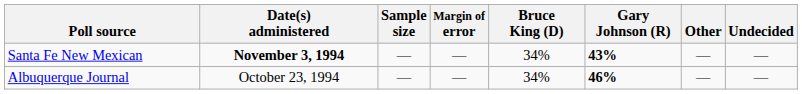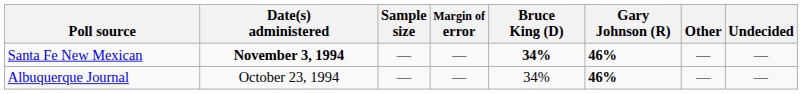(537, 54) normal -> (537, 54) bold
(603, 54) 43% -> (603, 54) 46%
